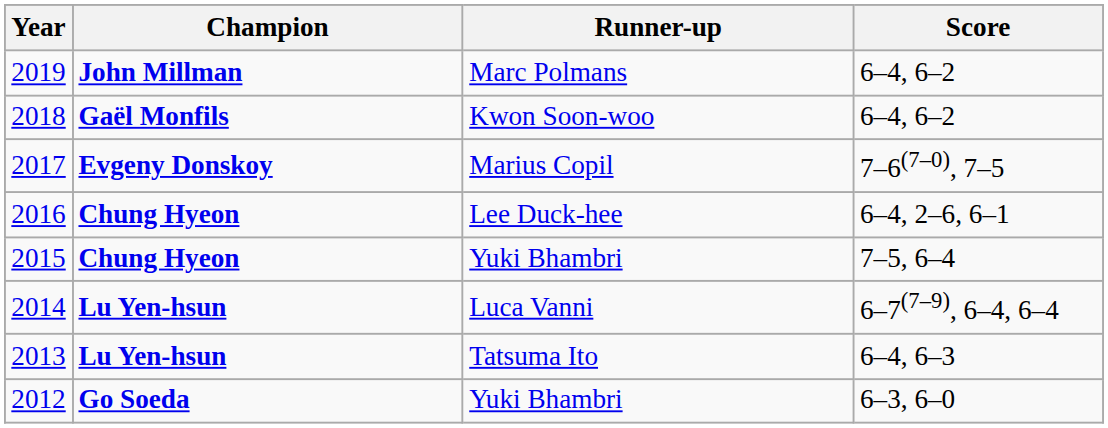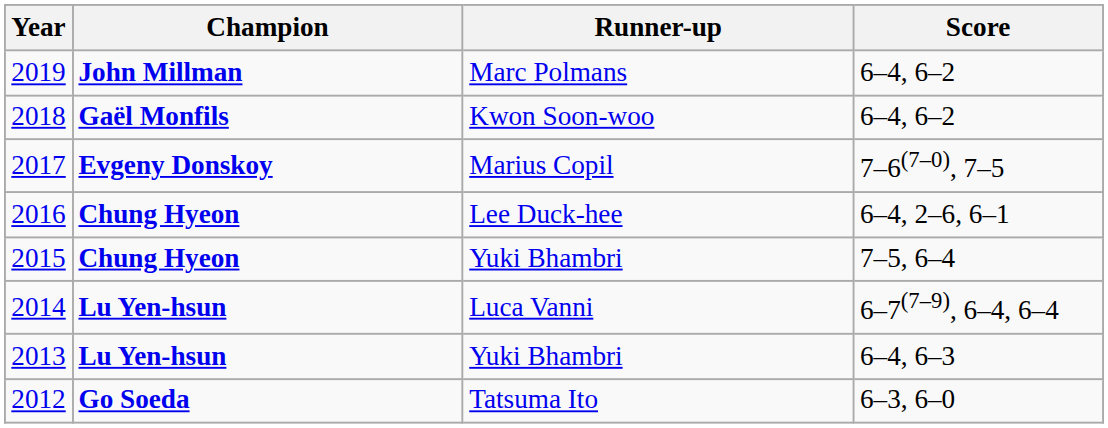(534, 355) Tatsuma Ito -> (546, 355) Yuki Bhambri
(546, 400) Yuki Bhambri -> (534, 400) Tatsuma Ito
